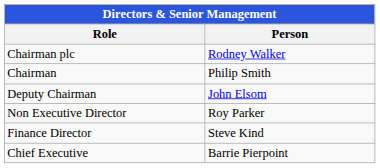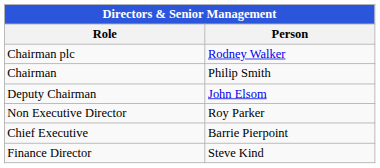rows swapped: (48, 152) <-> (49, 133)
